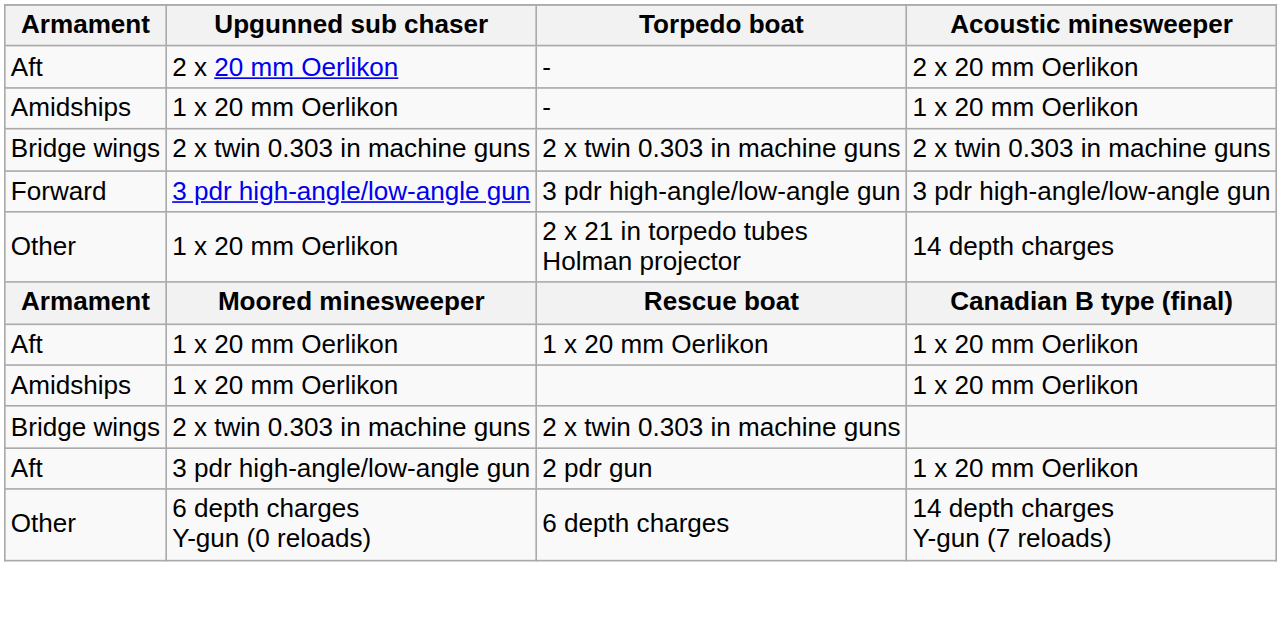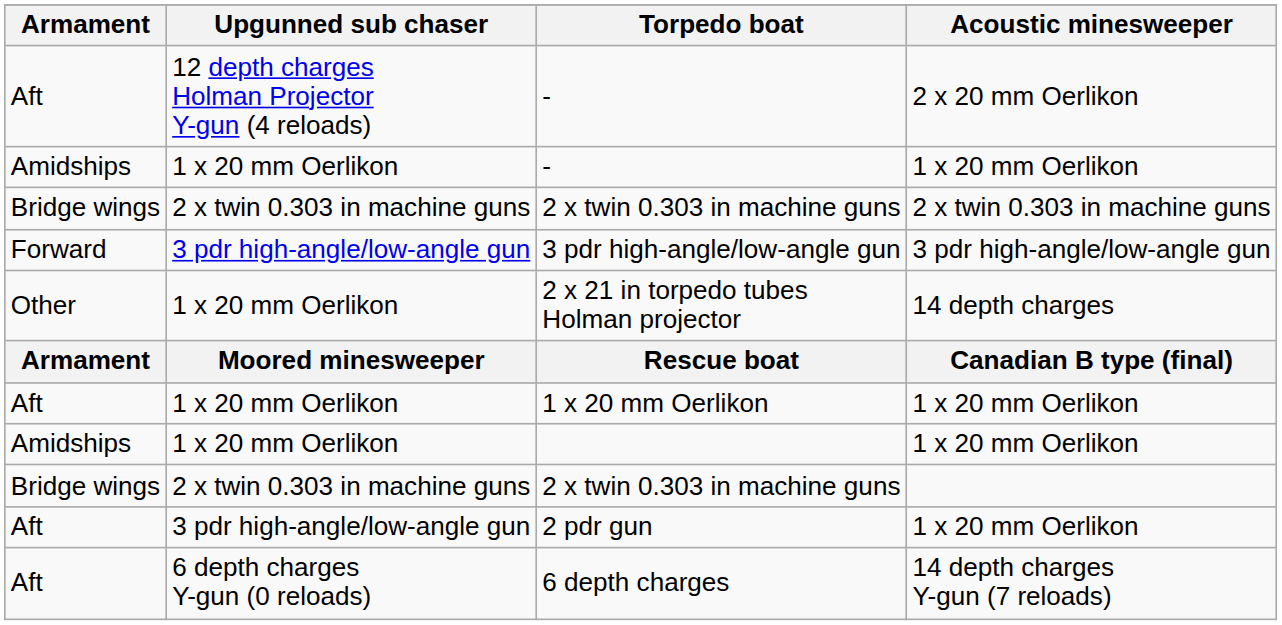(285, 66) 2 x 20 mm Oerlikon -> (273, 95) 12 depth charges Holman Projector Y-gun (4 reloads)
(43, 524) Other -> (27, 582) Aft
